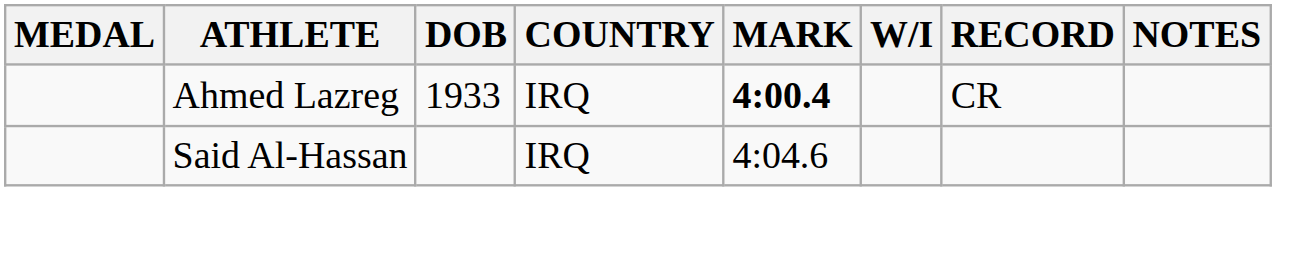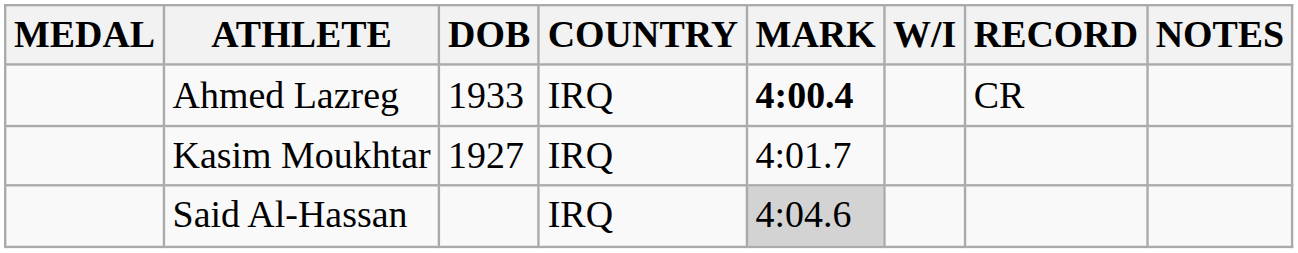+ row: (302, 154)
(780, 154) no background -> (804, 214) lightgrey background
